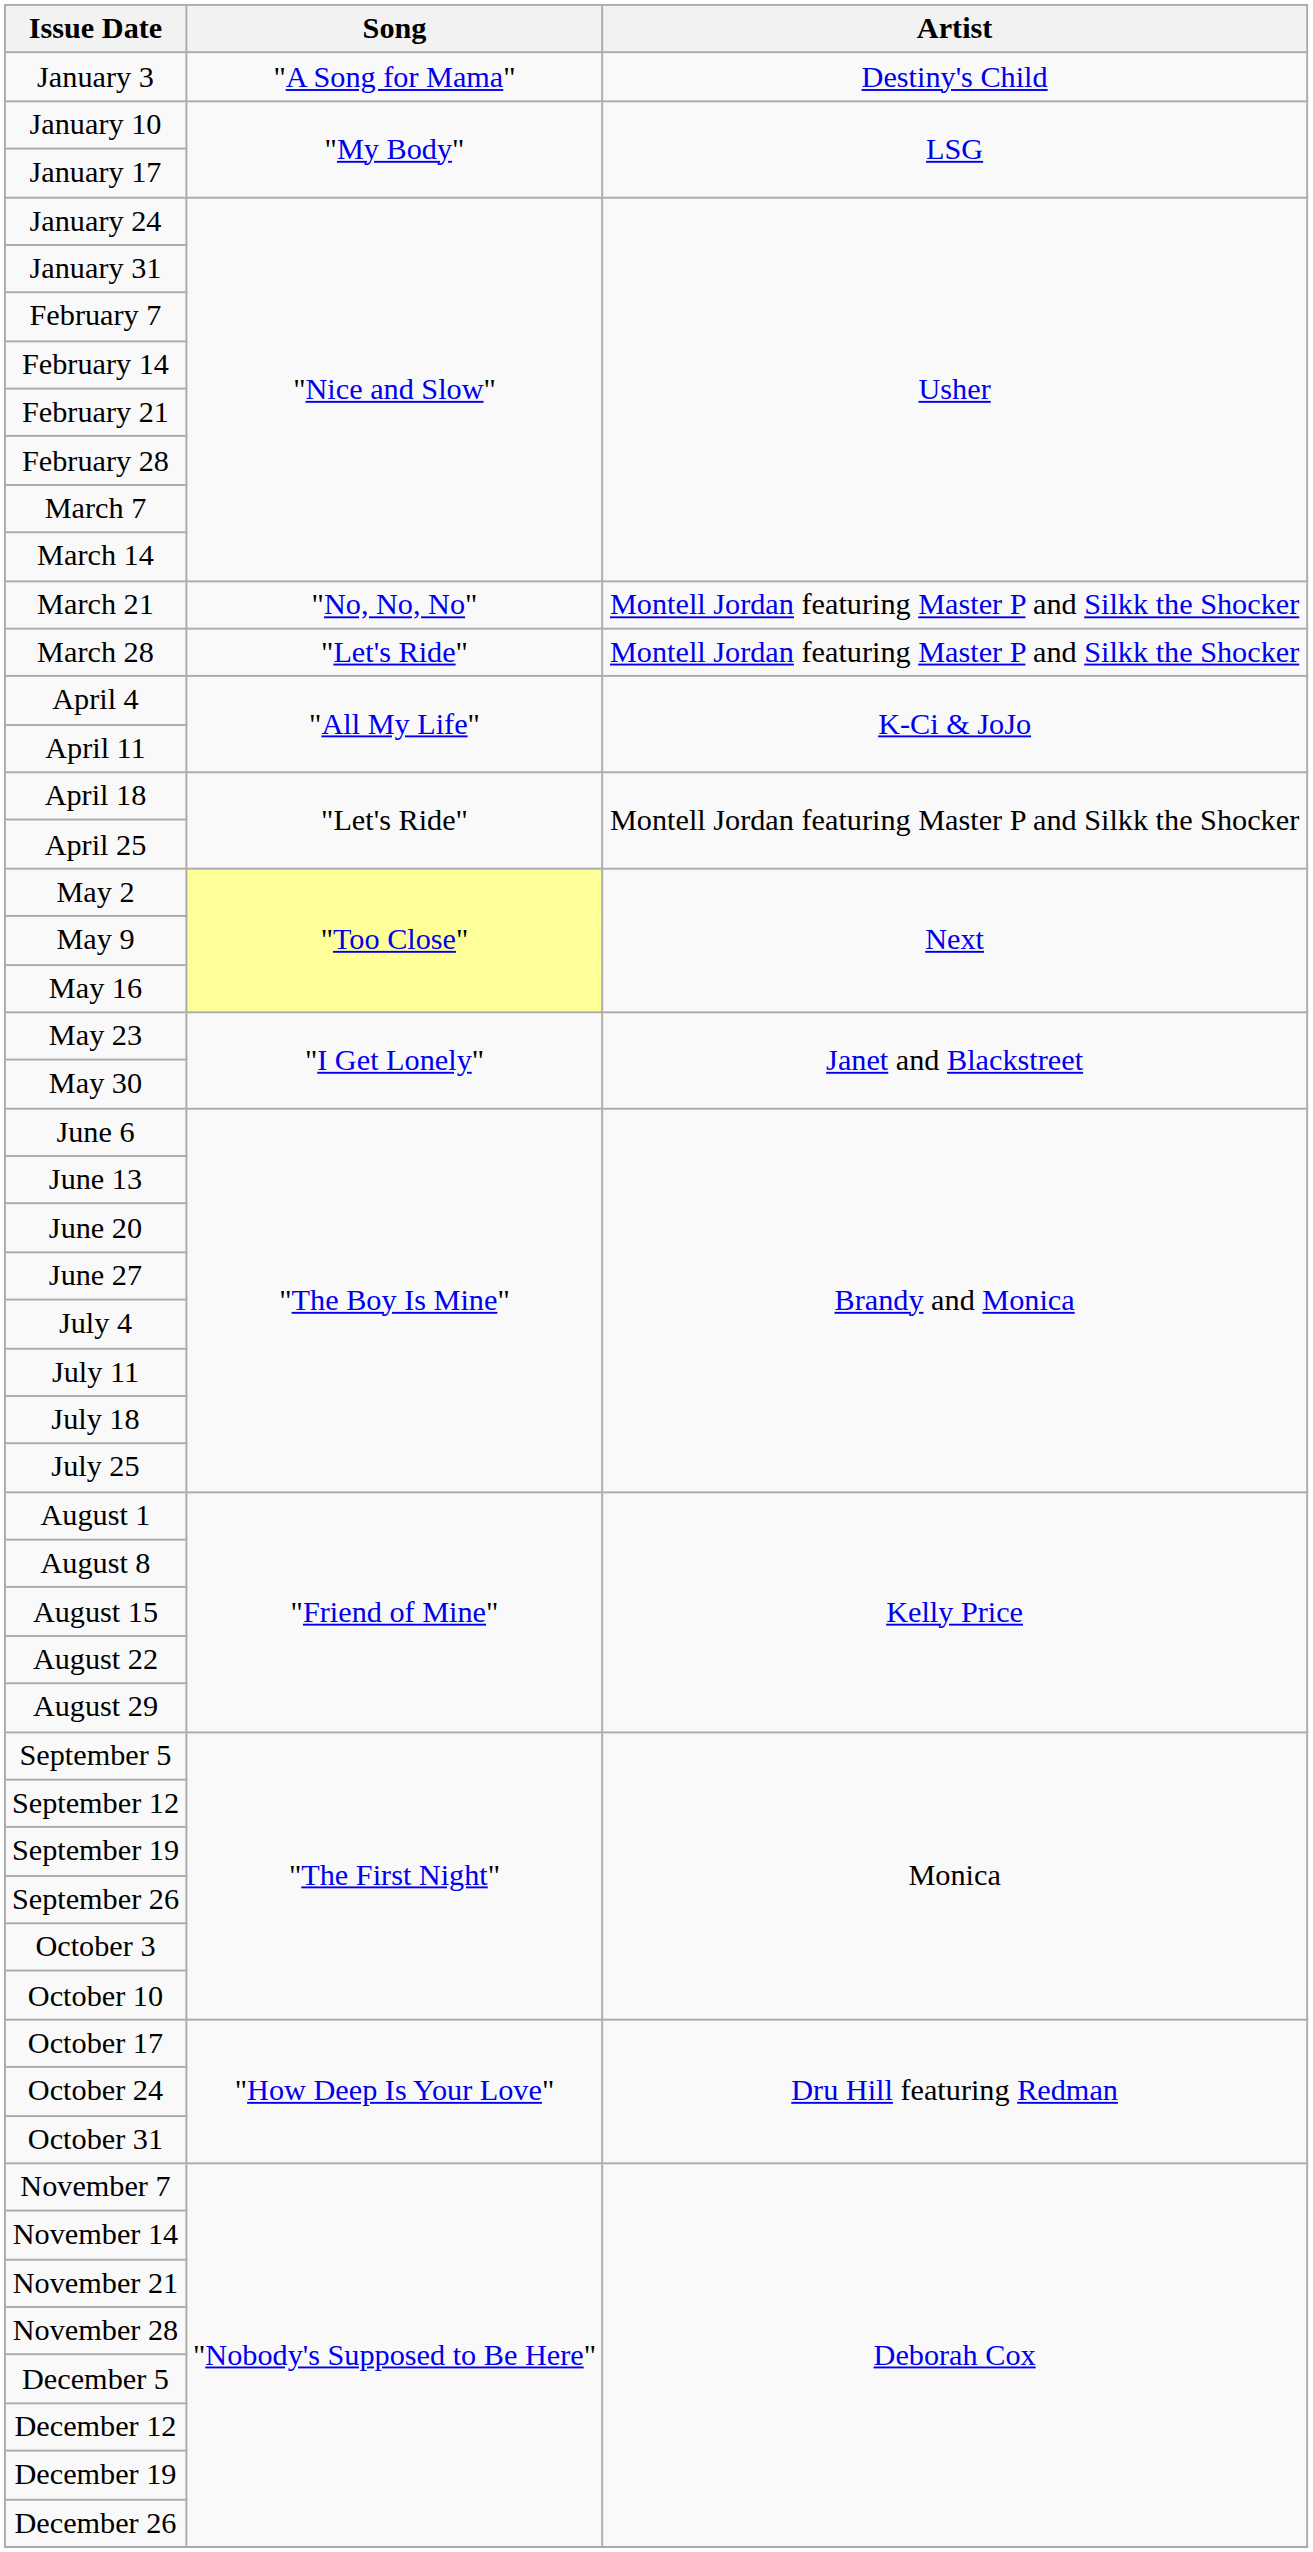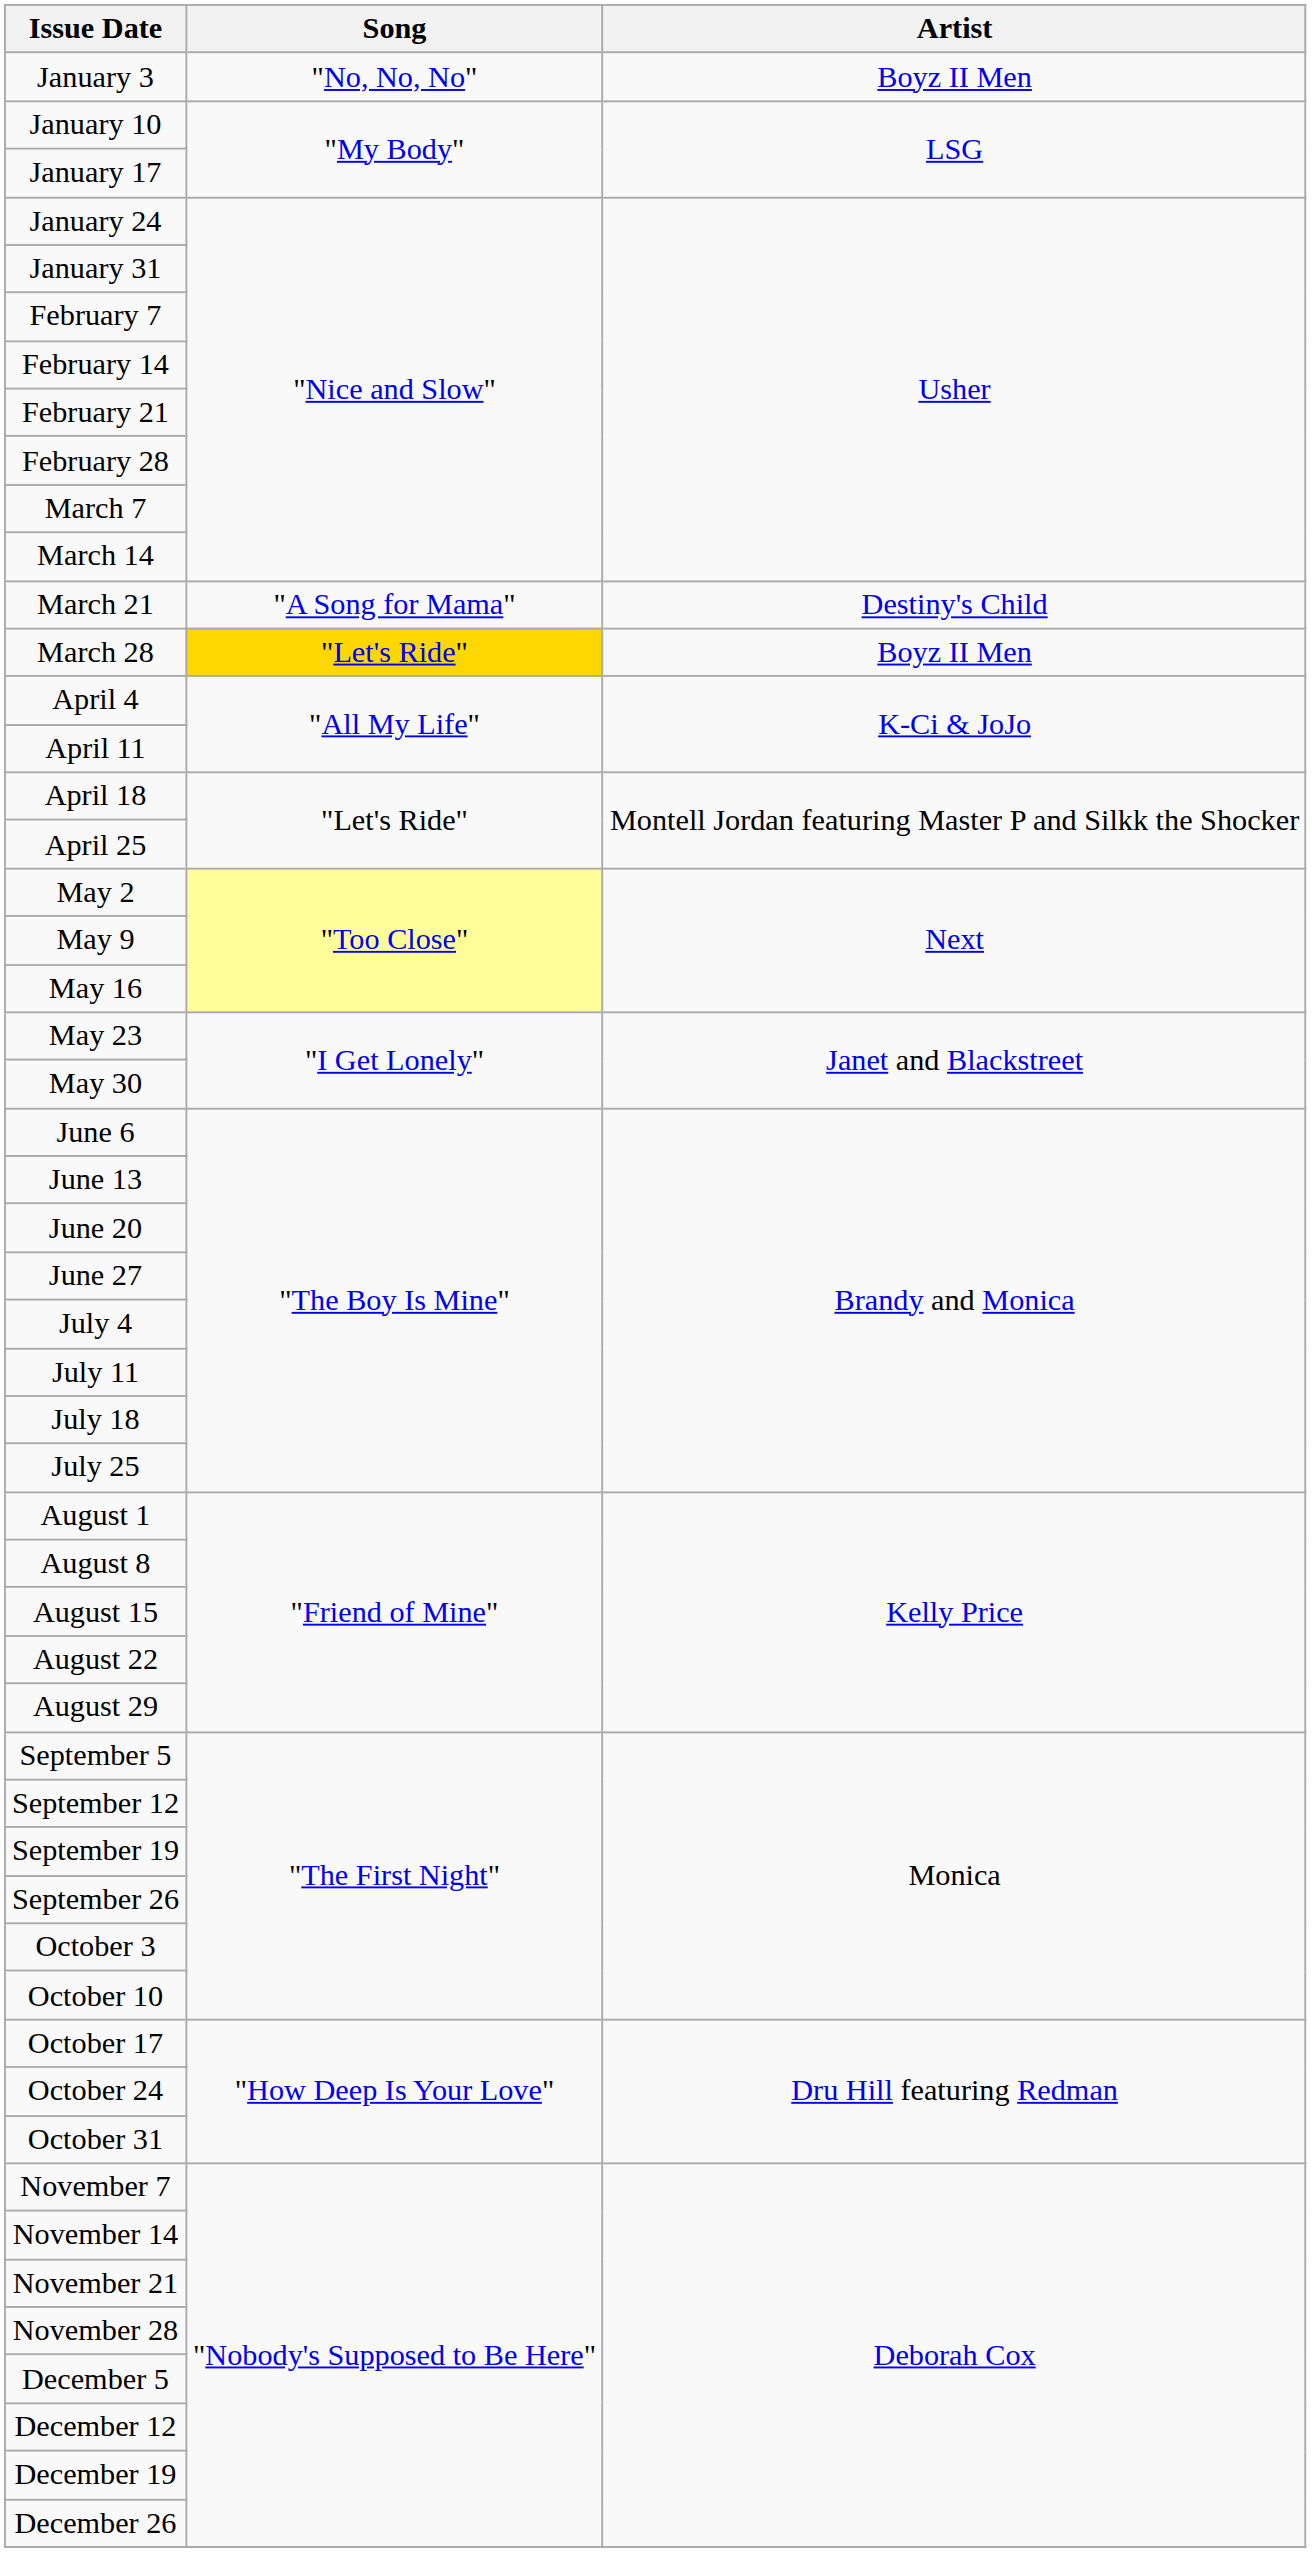(395, 76) "A Song for Mama" -> (395, 76) "No, No, No"
(955, 76) Destiny's Child -> (955, 76) Boyz II Men
(395, 603) "No, No, No" -> (395, 603) "A Song for Mama"
(955, 603) Montell Jordan featuring Master P and Silkk the Shocker -> (955, 603) Destiny's Child
(394, 651) no background -> (394, 651) gold background
(955, 651) Montell Jordan featuring Master P and Silkk the Shocker -> (955, 651) Boyz II Men
